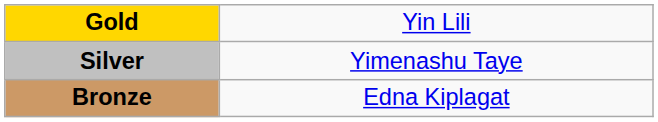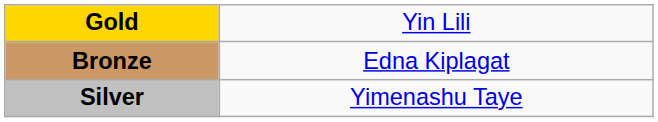rows swapped: (112, 60) <-> (112, 97)
